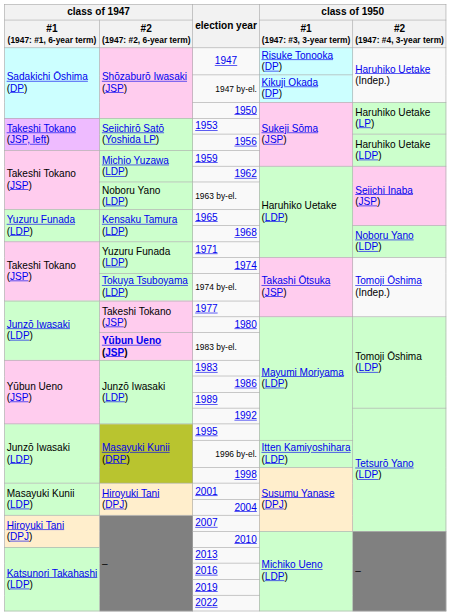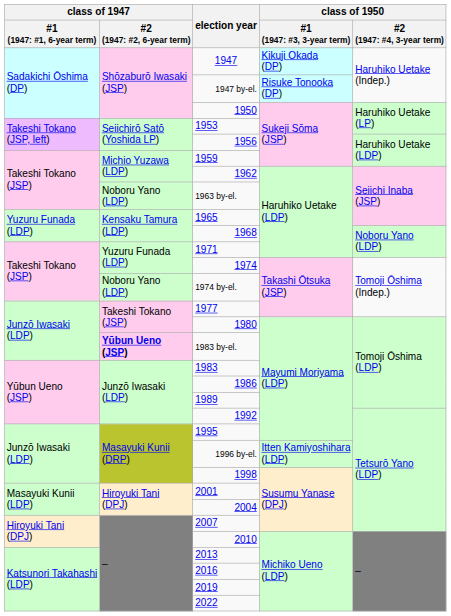(297, 61) Risuke Tonooka (DP) -> (290, 61) Kikuji Okada (DP)
(290, 88) Kikuji Okada (DP) -> (297, 88) Risuke Tonooka (DP)
(145, 287) Tokuya Tsuboyama (LDP) -> (131, 287) Noboru Yano (LDP)
